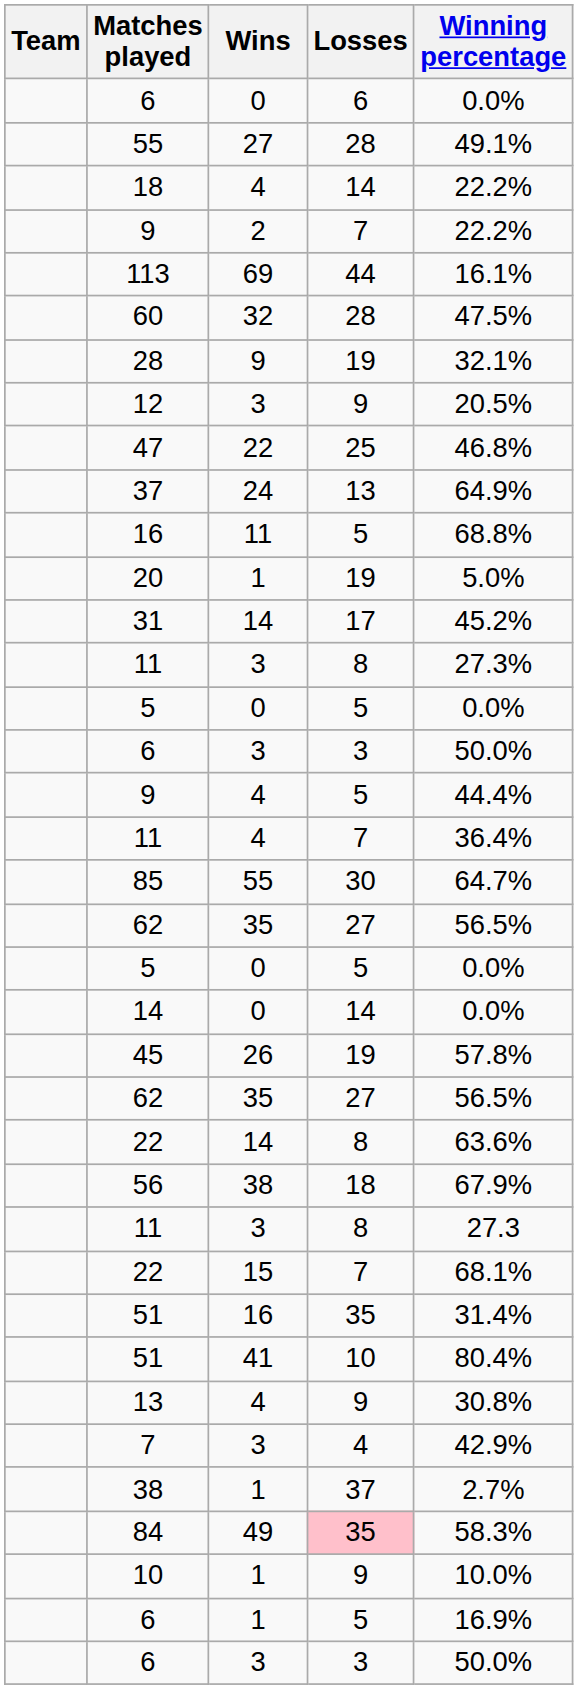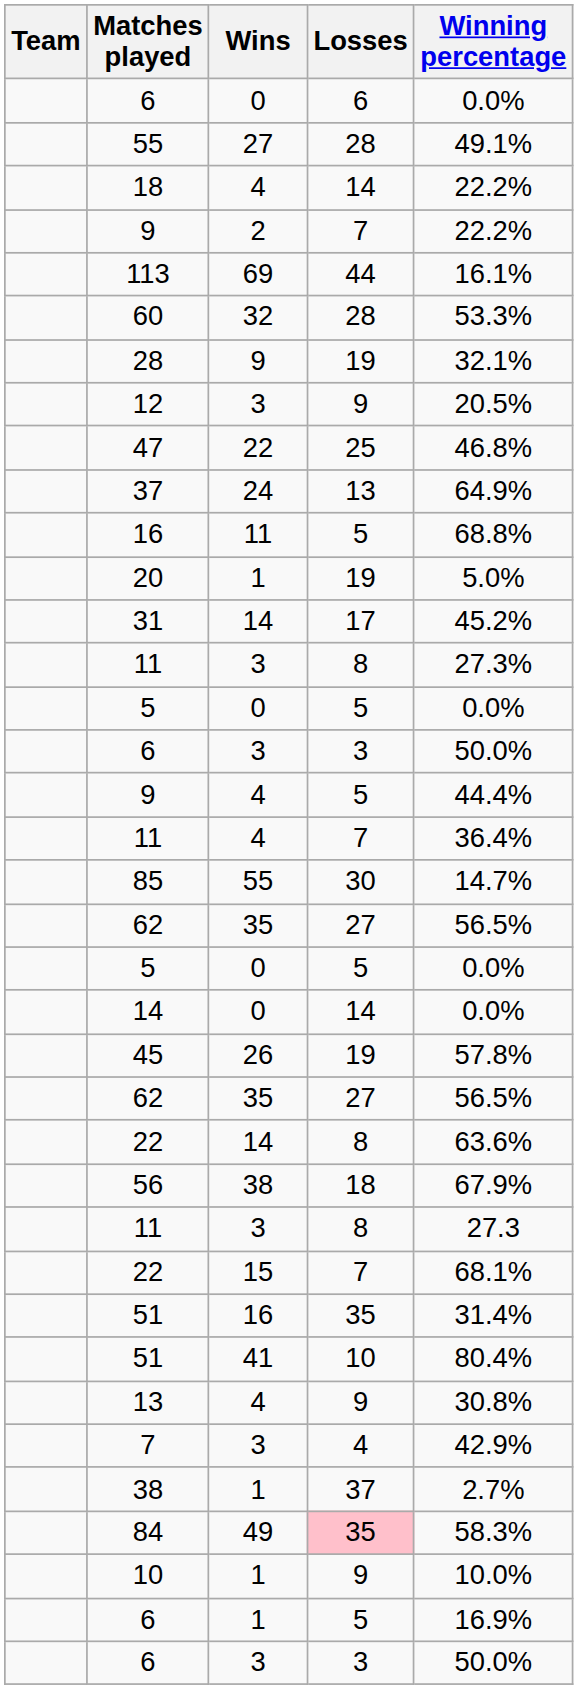(493, 317) 47.5% -> (493, 317) 53.3%
(493, 881) 64.7% -> (493, 881) 14.7%
